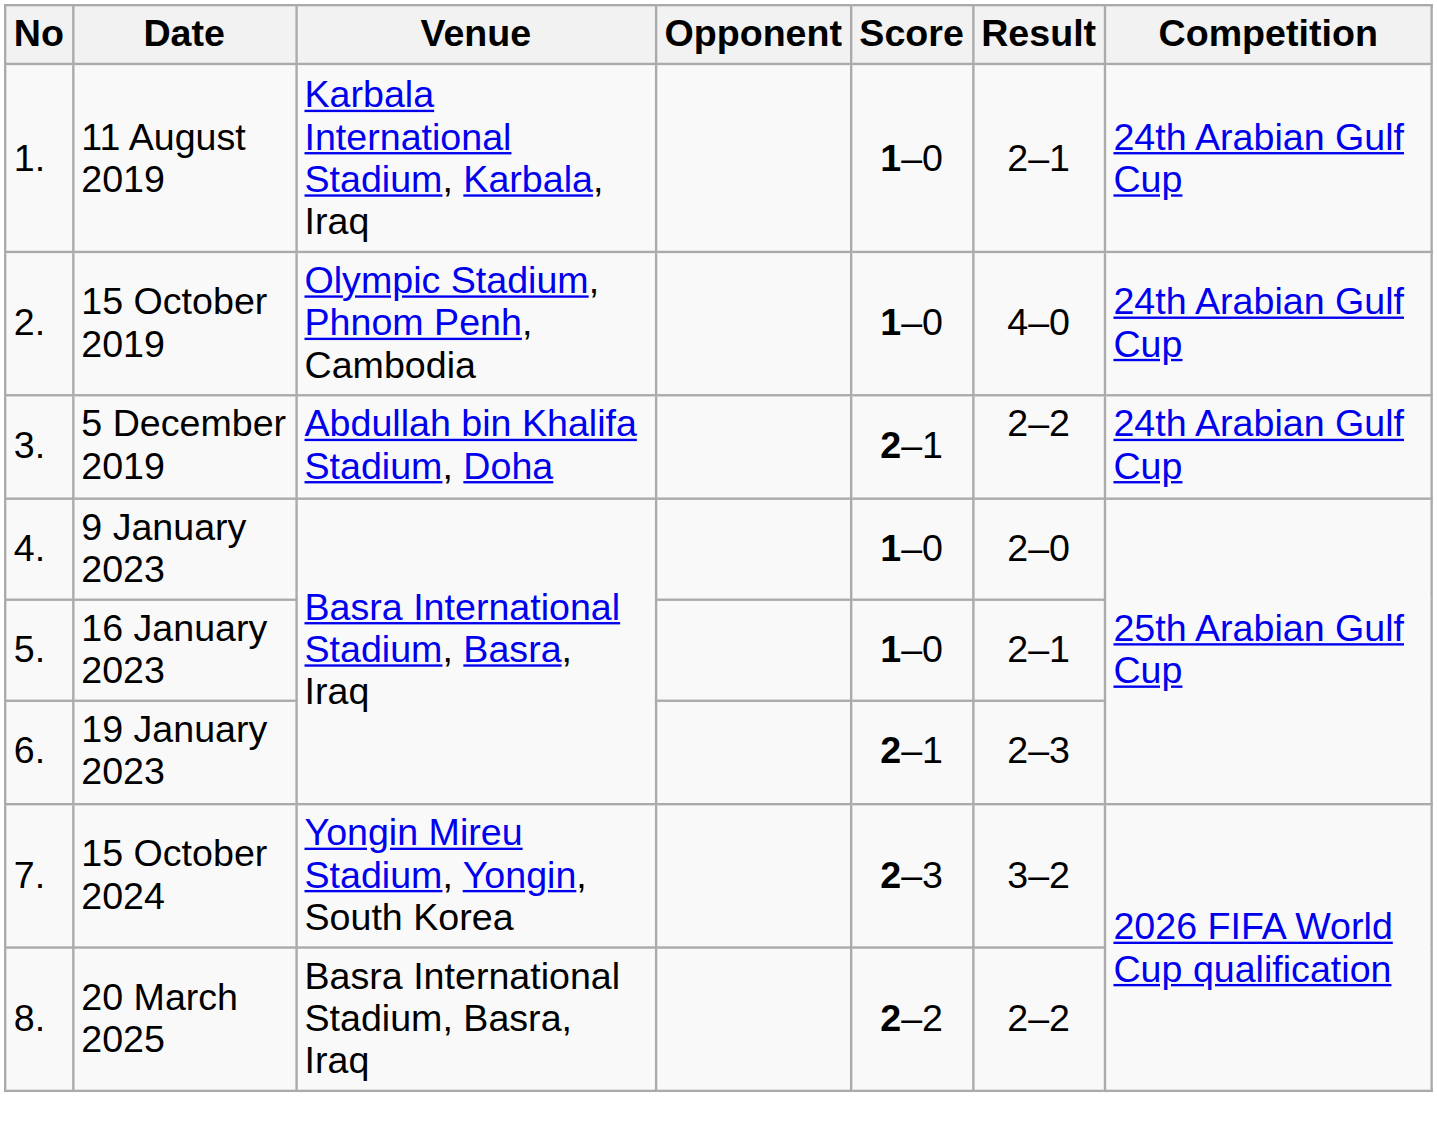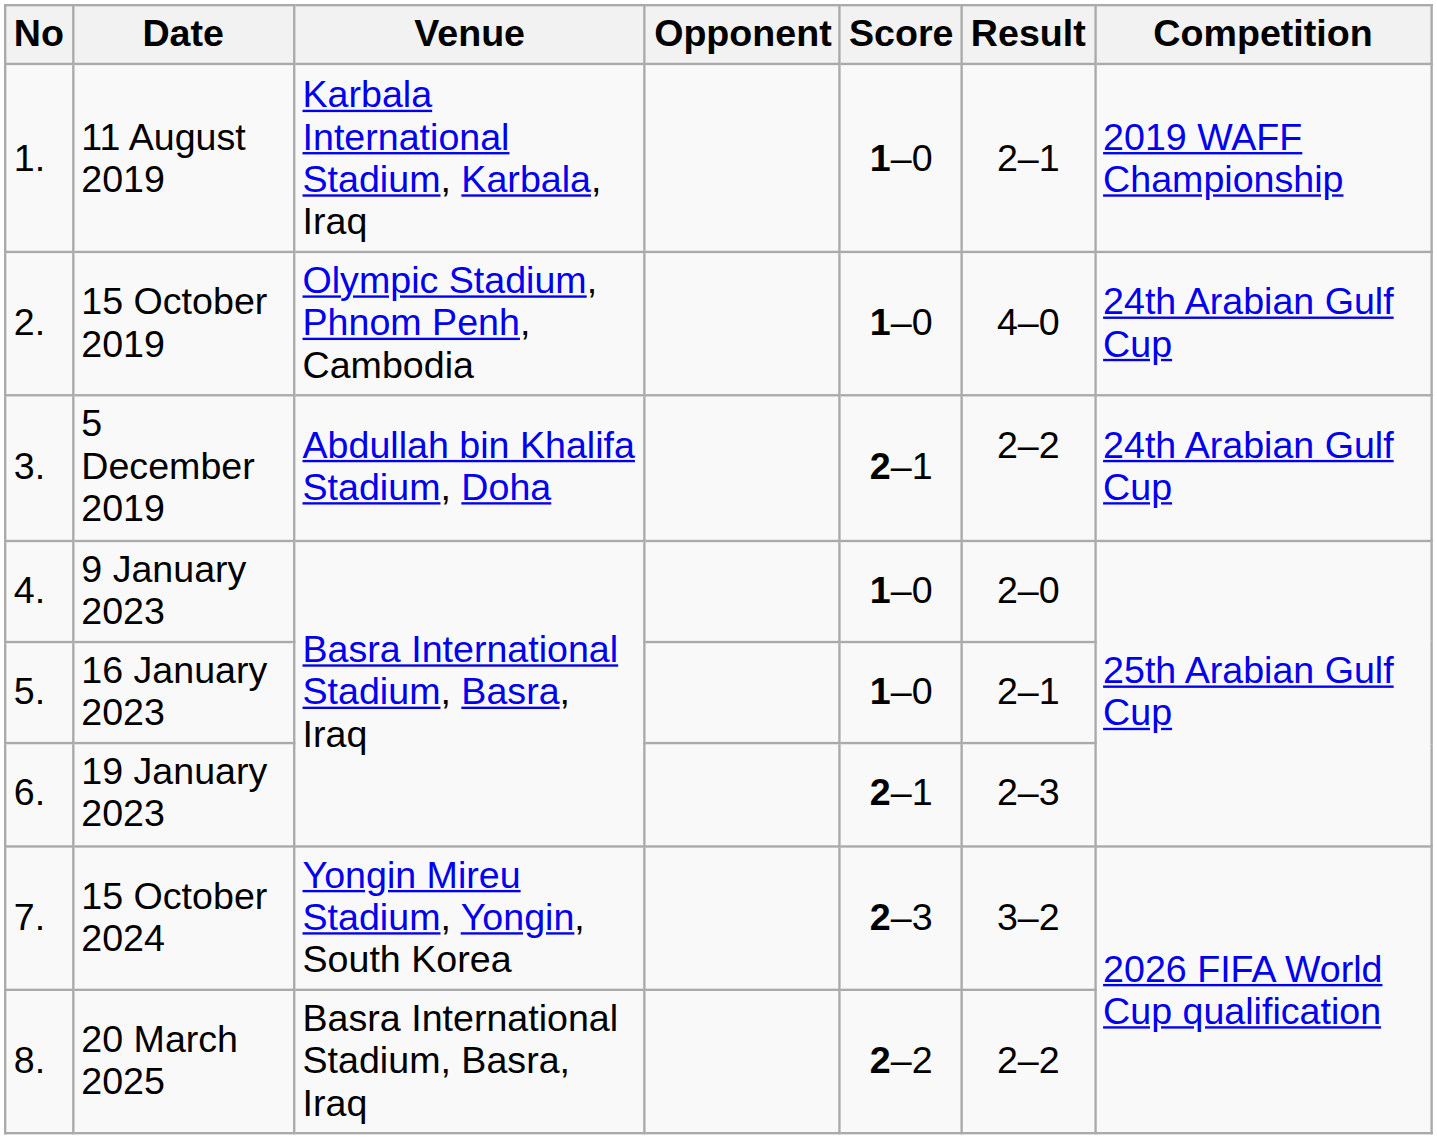(1259, 157) 24th Arabian Gulf Cup -> (1223, 157) 2019 WAFF Championship
